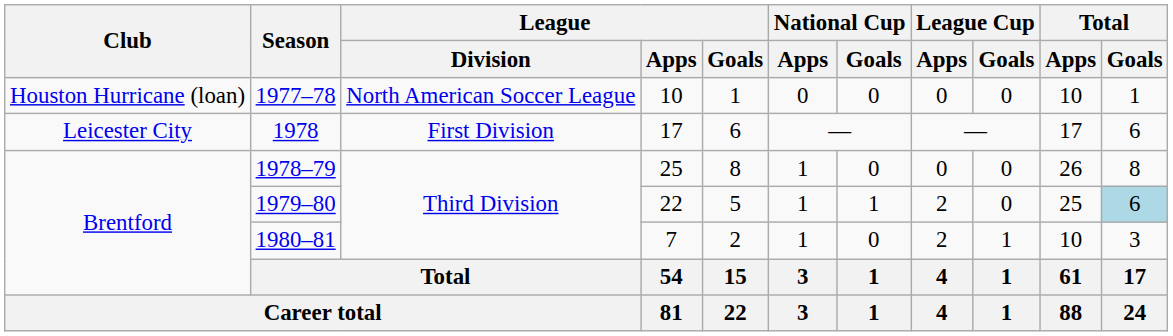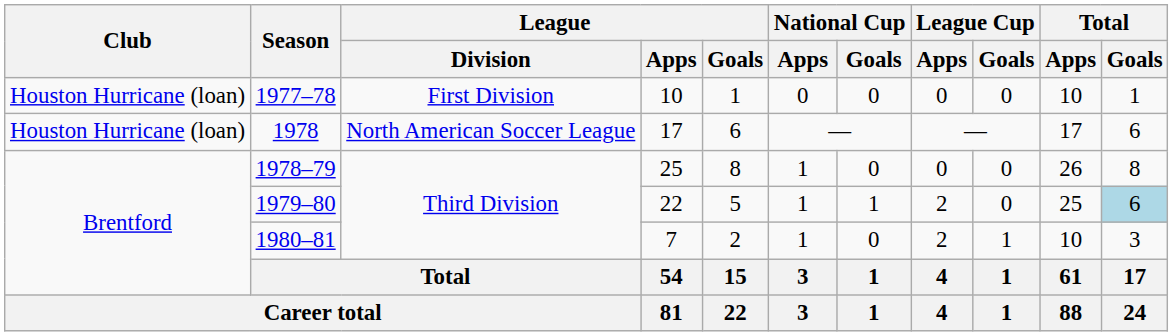(491, 95) North American Soccer League -> (491, 95) First Division
(128, 131) Leicester City -> (128, 131) Houston Hurricane (loan)
(491, 131) First Division -> (491, 131) North American Soccer League
